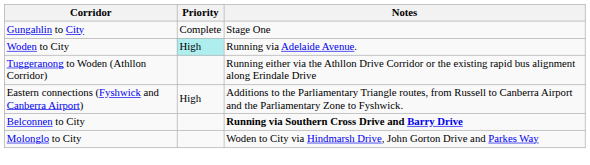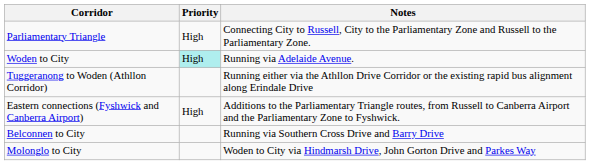- row: (46, 30)
+ row: (56, 36)
(345, 122) bold -> (334, 134) normal
